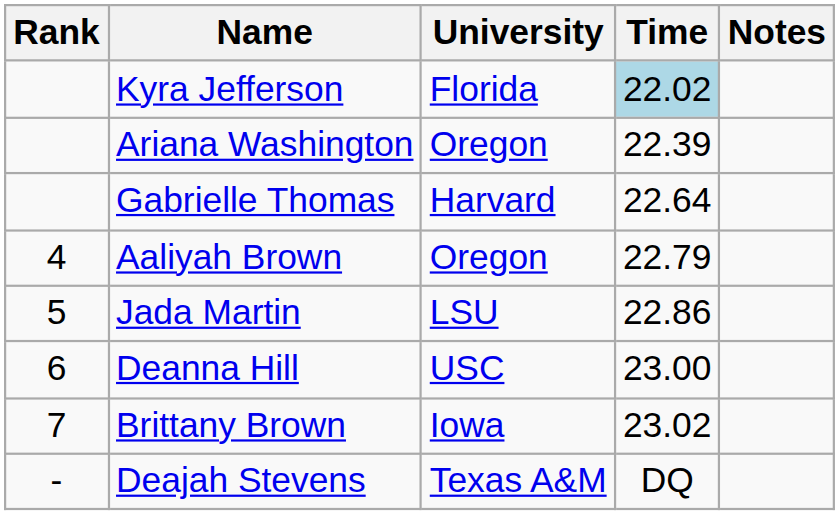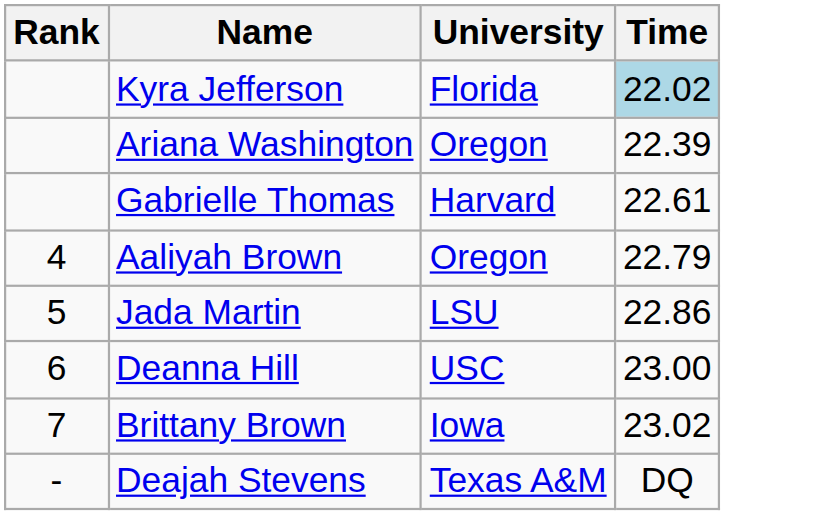- column: (777, 32)
(667, 200) 22.64 -> (667, 200) 22.61
